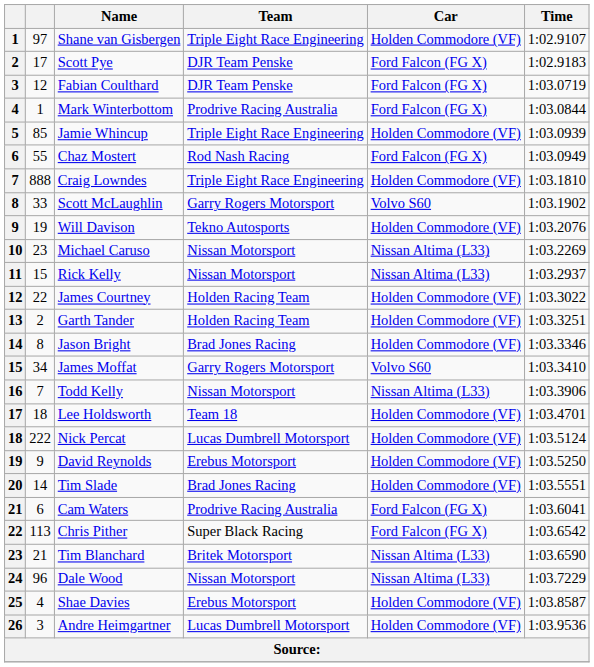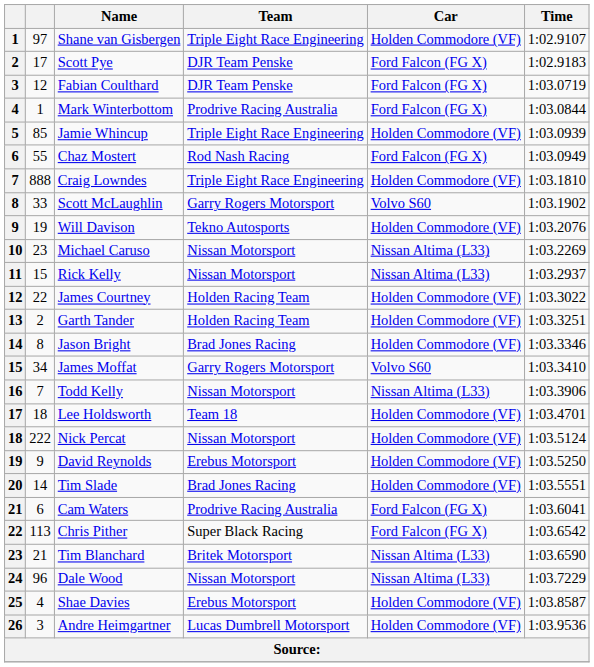(268, 438) Lucas Dumbrell Motorsport -> (241, 438) Nissan Motorsport
